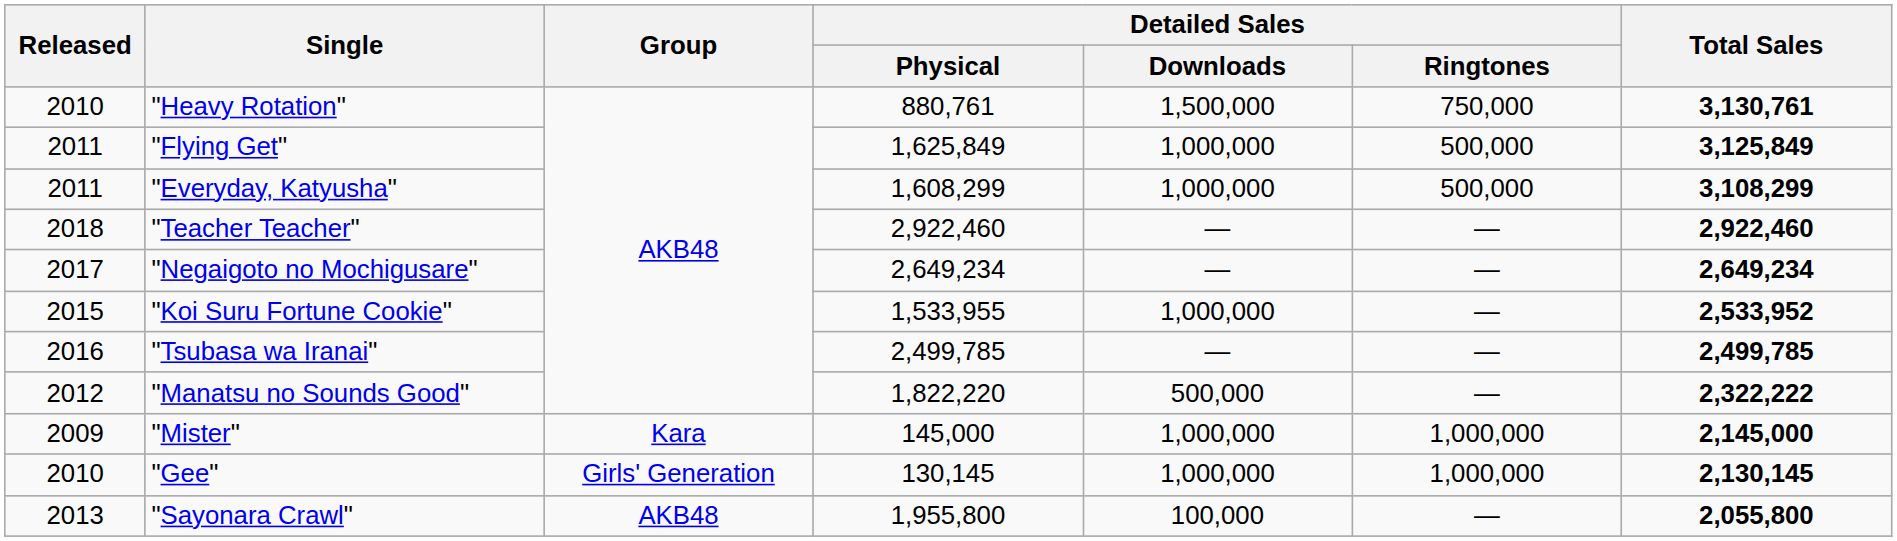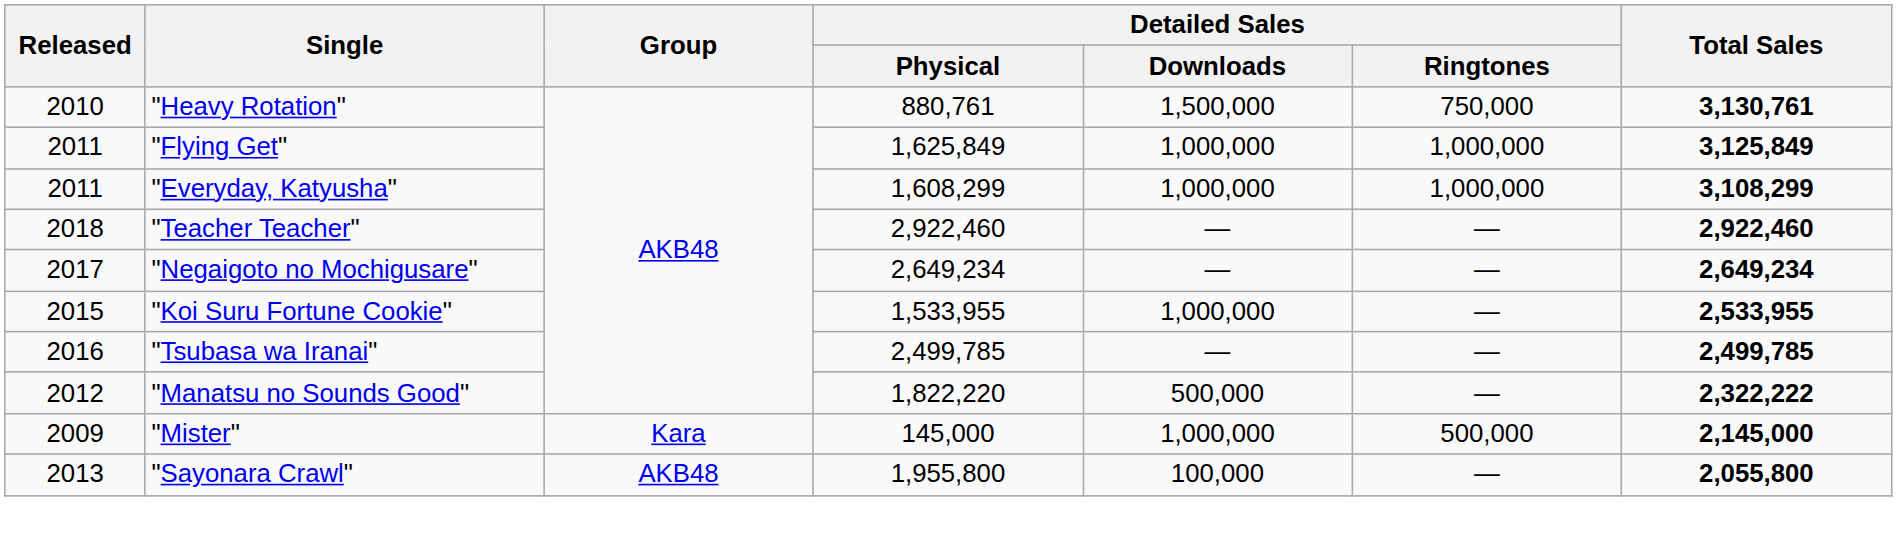(1487, 147) 500,000 -> (1487, 147) 1,000,000
(1487, 188) 500,000 -> (1487, 188) 1,000,000
(1756, 310) 2,533,952 -> (1756, 310) 2,533,955
(1487, 433) 1,000,000 -> (1487, 433) 500,000
- row: (185, 474)
